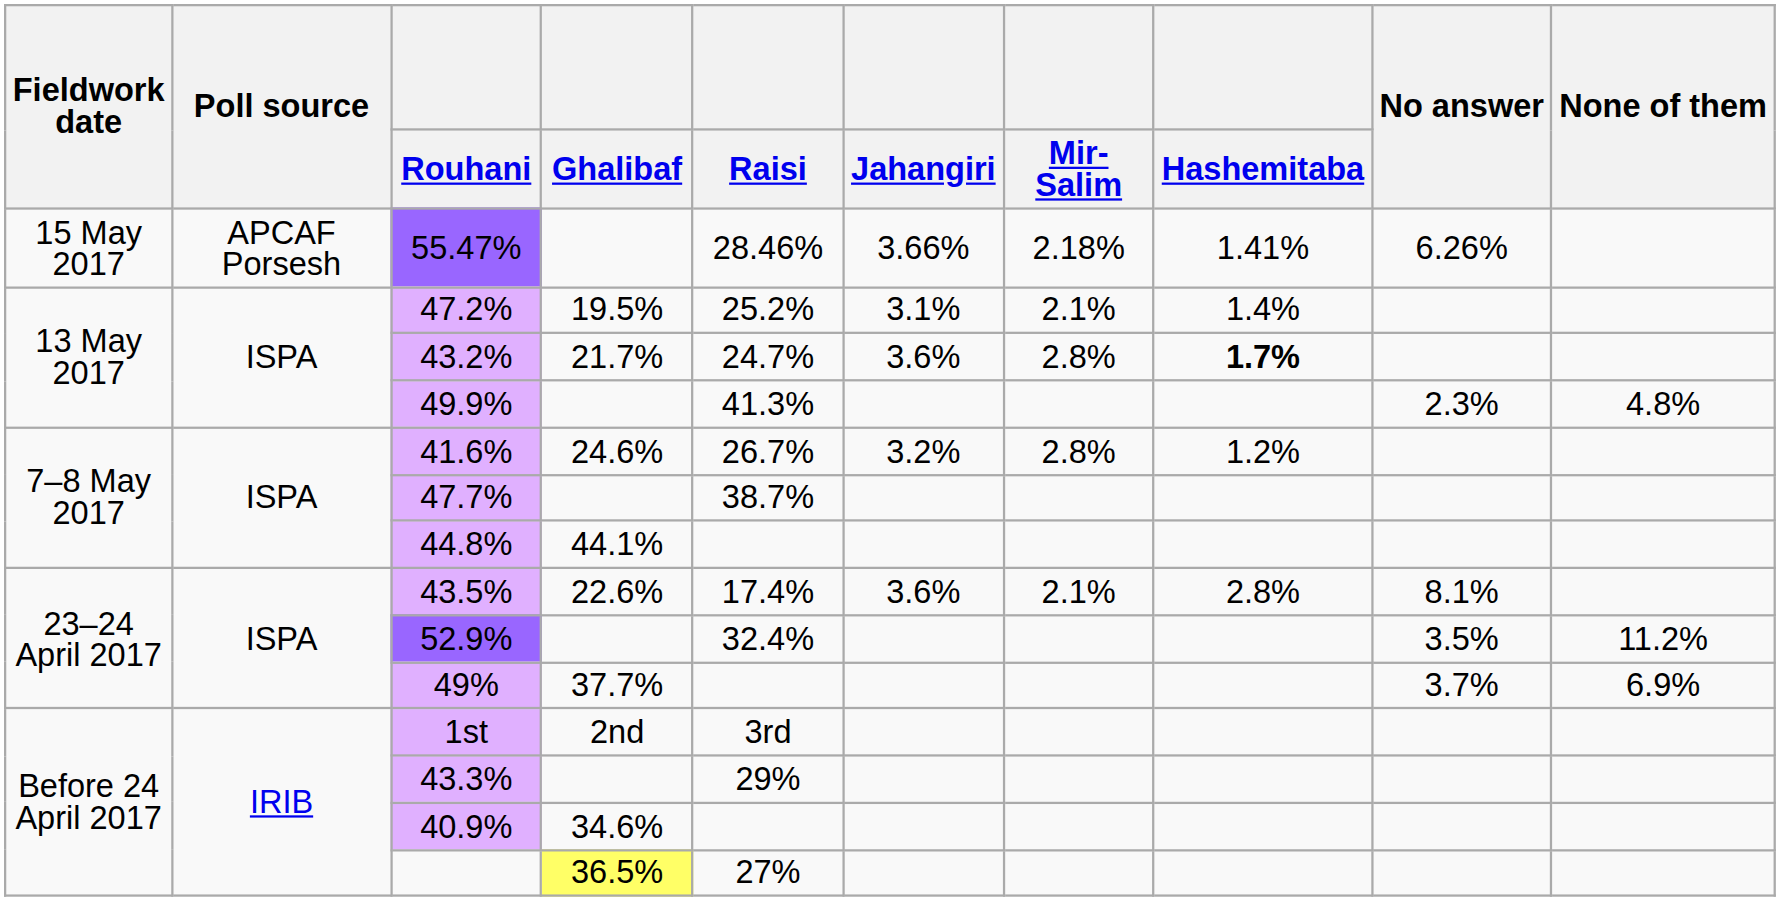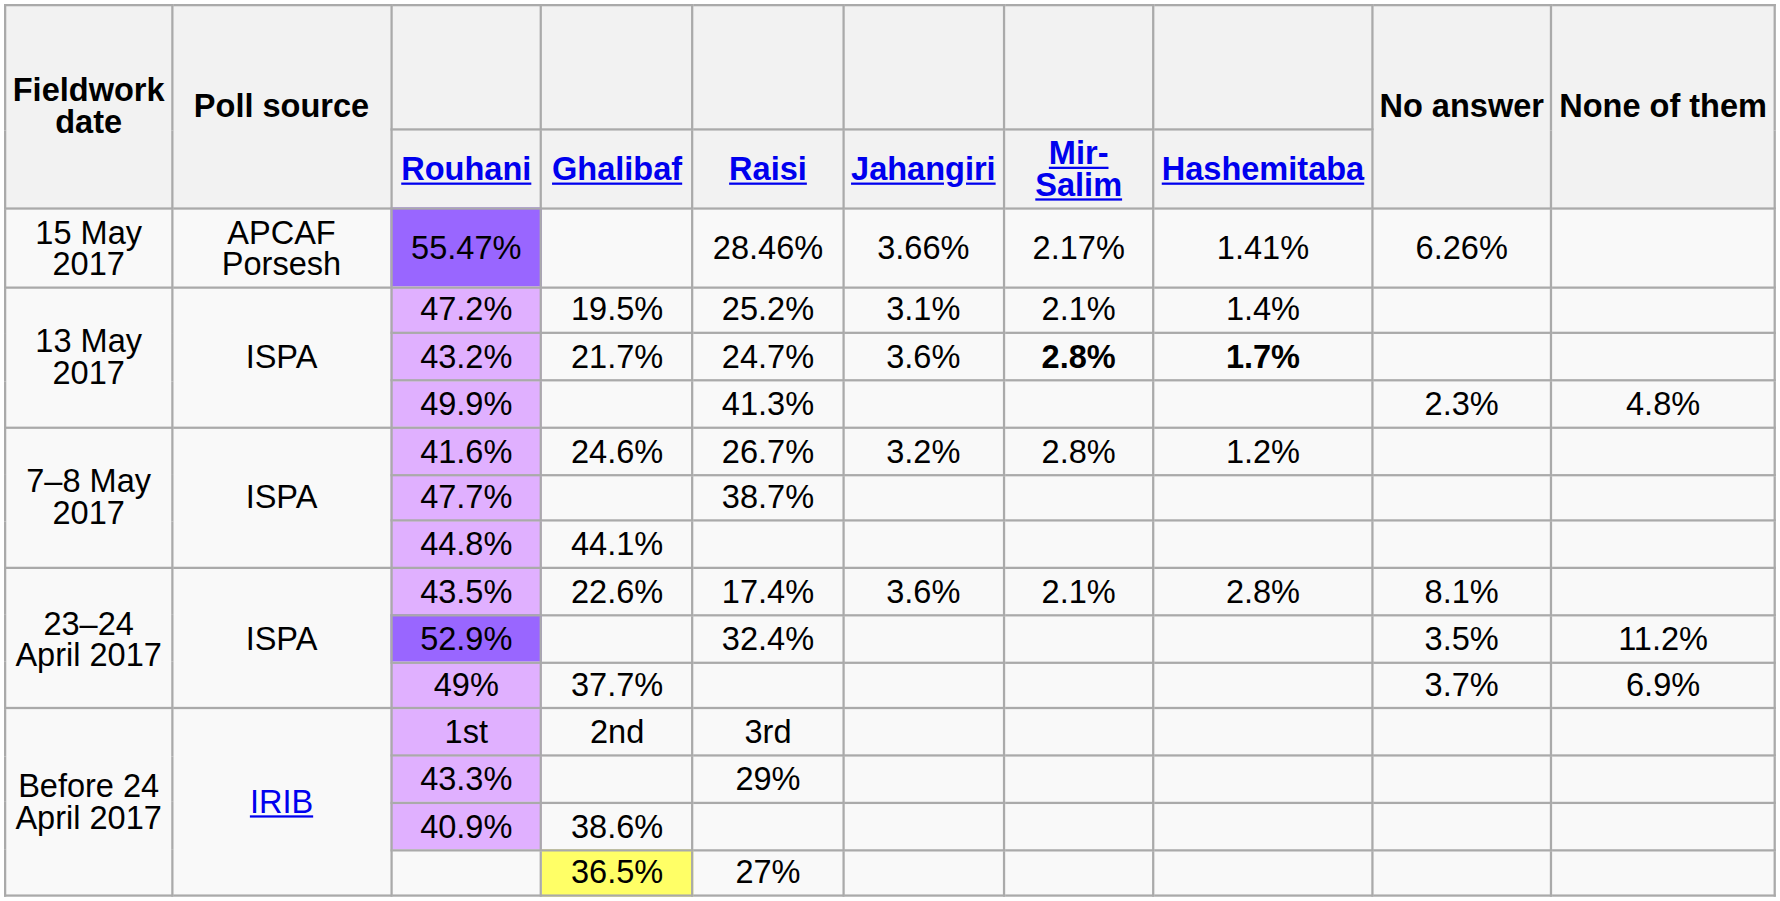(1079, 248) 2.18% -> (1079, 248) 2.17%
(1079, 357) normal -> (1079, 357) bold
(617, 826) 34.6% -> (617, 826) 38.6%
